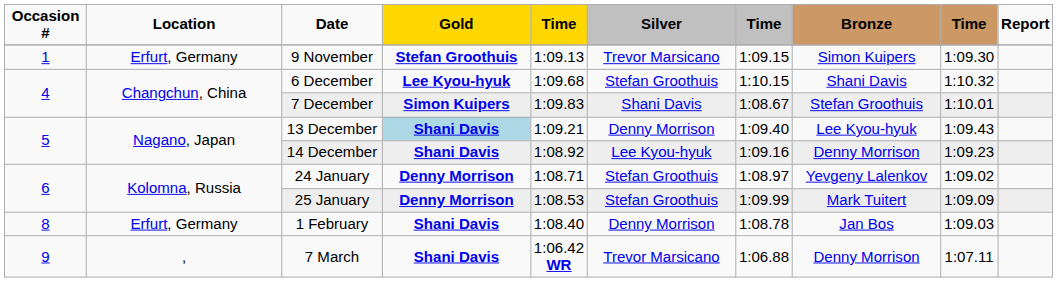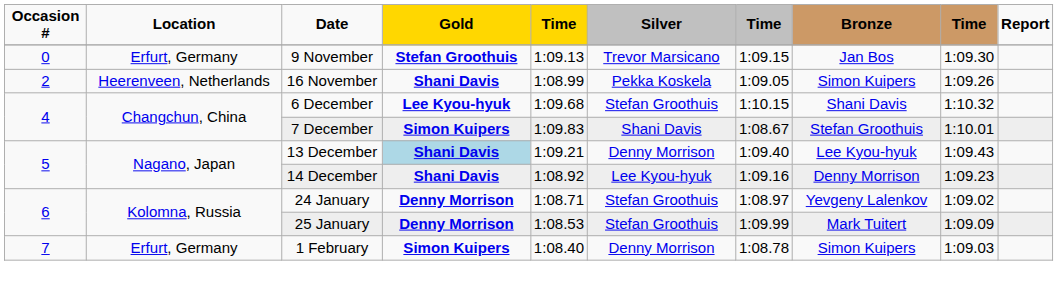(46, 57) 1 -> (46, 57) 0
(867, 57) Simon Kuipers -> (867, 57) Jan Bos
+ row: (332, 81)
(46, 224) 8 -> (46, 248) 7
(456, 224) Shani Davis -> (456, 248) Simon Kuipers
(867, 224) Jan Bos -> (867, 248) Simon Kuipers
- row: (332, 256)
